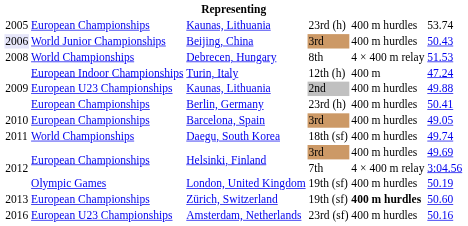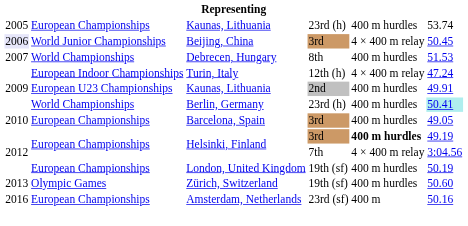(384, 41) 400 m hurdles -> (388, 41) 4 × 400 m relay
(440, 41) 50.43 -> (440, 41) 50.45
(17, 57) 2008 -> (17, 57) 2007
(388, 57) 4 × 400 m relay -> (384, 57) 400 m hurdles
(366, 73) 400 m -> (388, 73) 4 × 400 m relay
(440, 88) 49.88 -> (440, 88) 49.91
(90, 104) European Championships -> (83, 104) World Championships
(440, 104) no background -> (440, 104) paleturquoise background
- row: (233, 136)
(384, 152) normal -> (386, 136) bold
(440, 152) 49.69 -> (440, 136) 49.19
(69, 184) Olympic Games -> (90, 168) European Championships
(90, 199) European Championships -> (69, 184) Olympic Games
(386, 199) bold -> (384, 184) normal
(102, 215) European U23 Championships -> (90, 199) European Championships
(384, 215) 400 m hurdles -> (366, 199) 400 m
